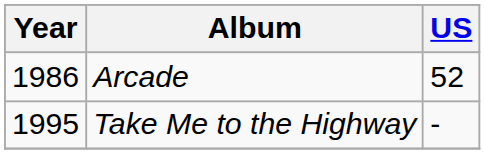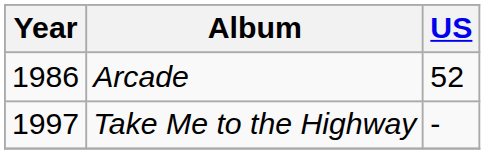(46, 124) 1995 -> (46, 124) 1997
